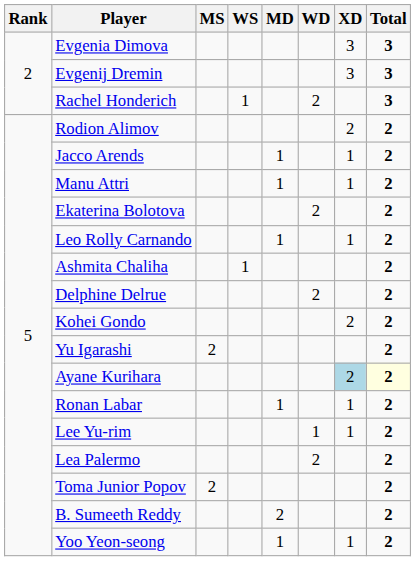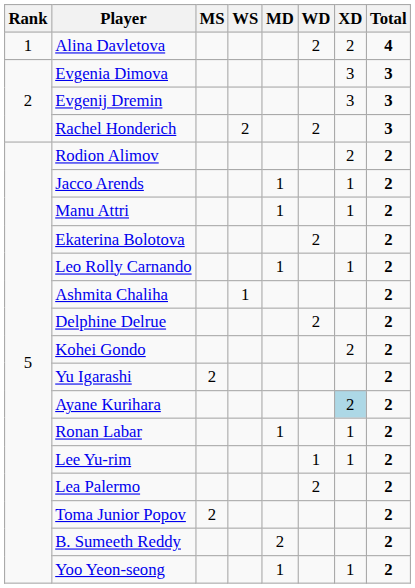+ row: (110, 46)
(245, 101) 1 -> (245, 128) 2
(388, 376) lightyellow background -> (388, 404) no background
